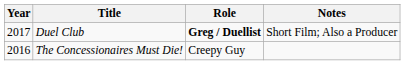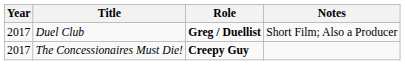(19, 50) 2016 -> (19, 50) 2017
(217, 50) normal -> (219, 50) bold
